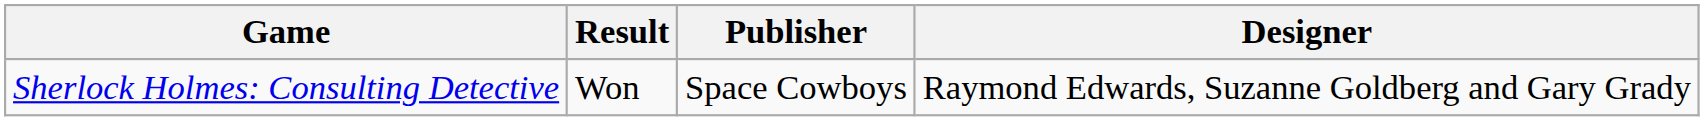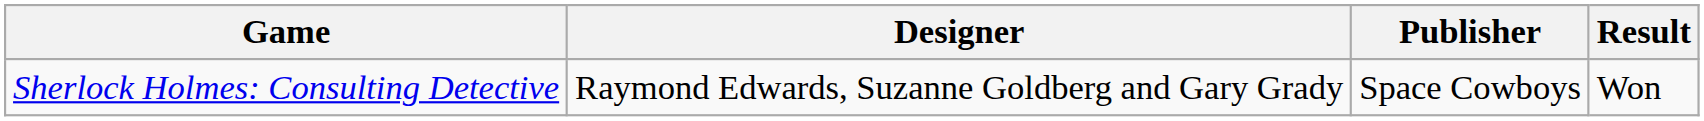columns swapped: (1307, 31) <-> (622, 31)
